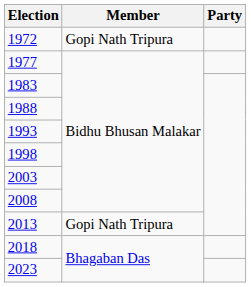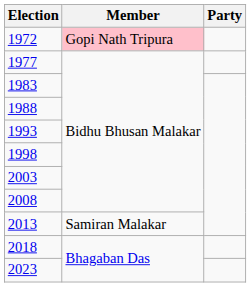(119, 39) no background -> (119, 39) pink background
(119, 223) Gopi Nath Tripura -> (116, 223) Samiran Malakar
